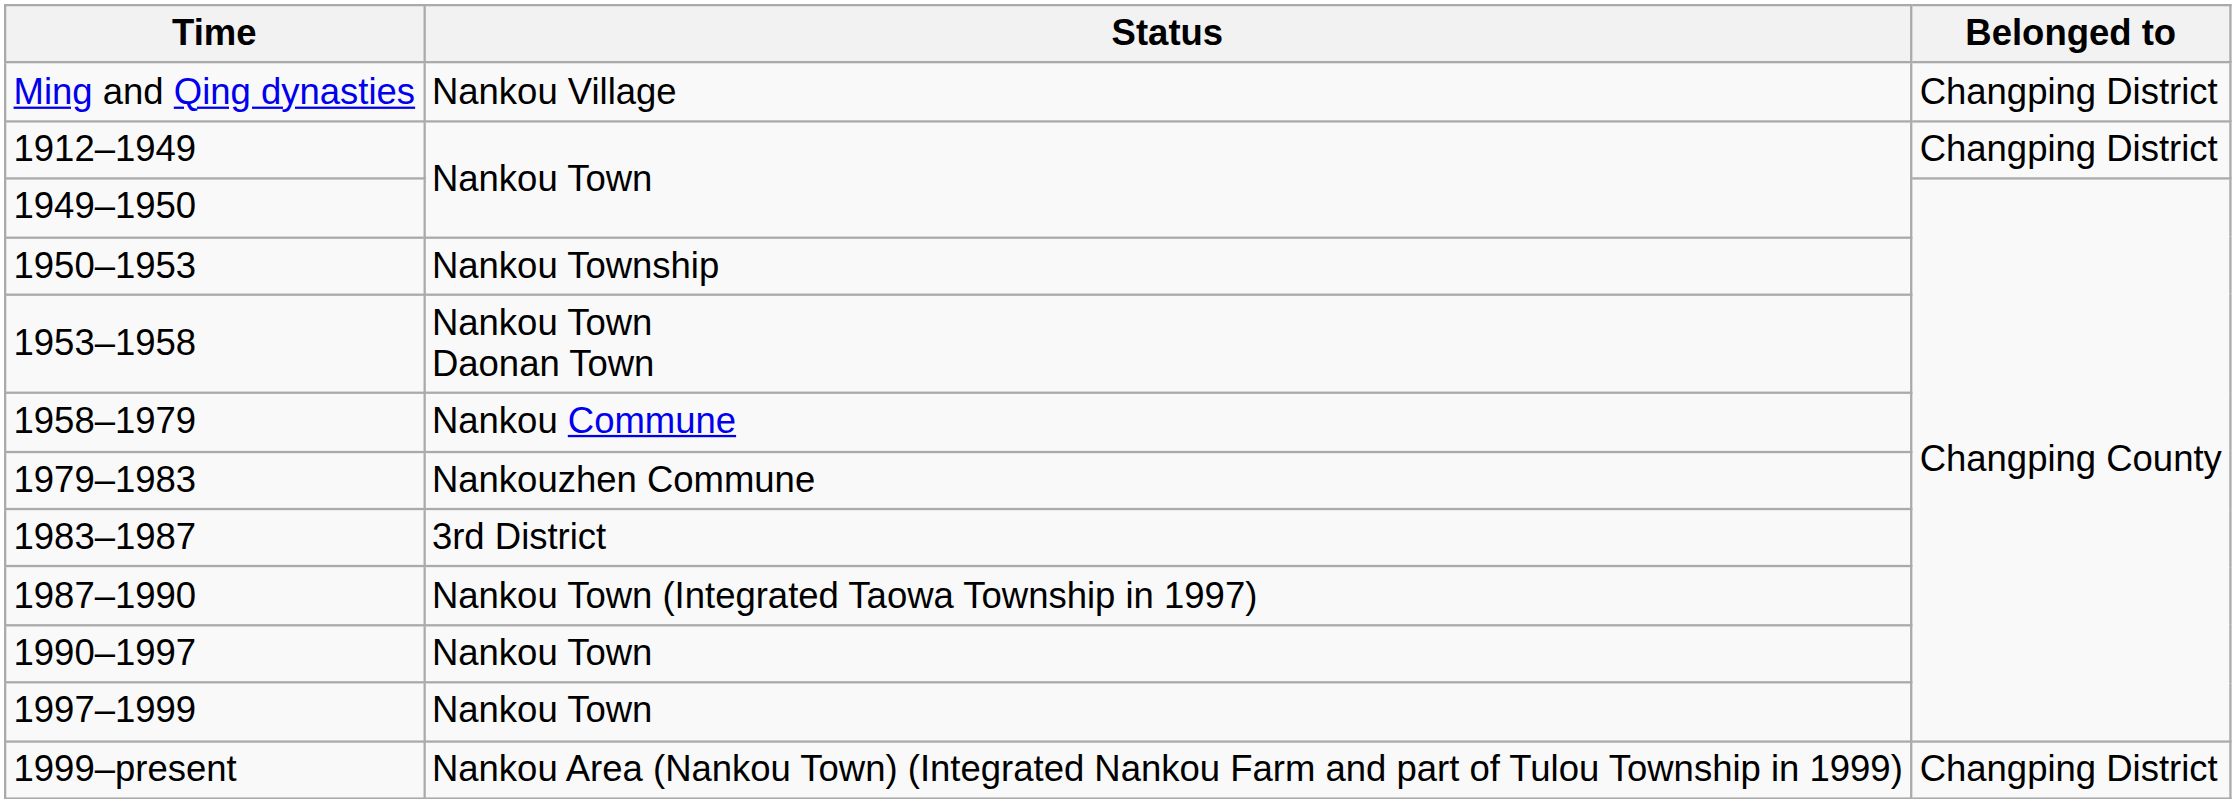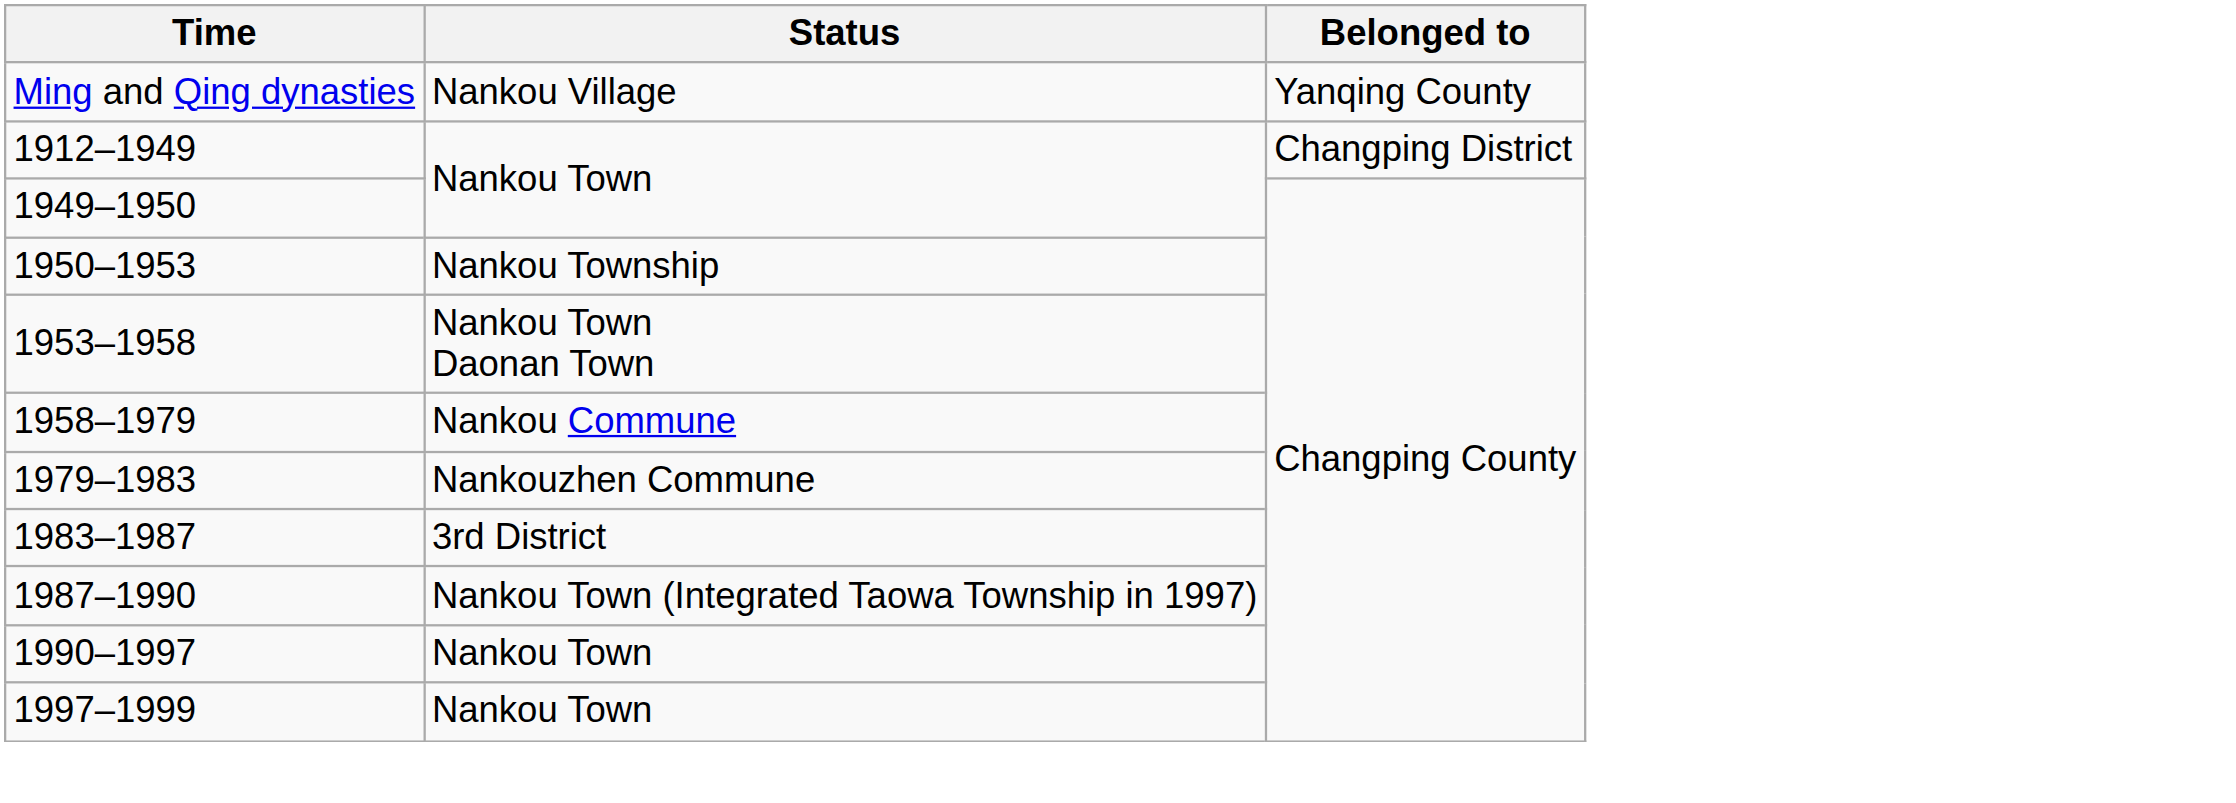(2069, 91) Changping District -> (1403, 91) Yanqing County
- row: (125, 768)
